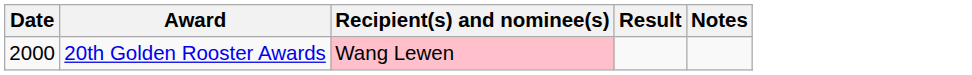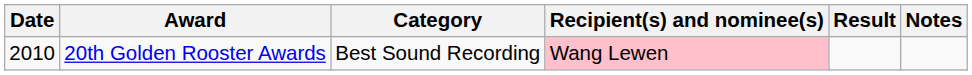+ column: (438, 20)
(32, 53) 2000 -> (32, 53) 2010
